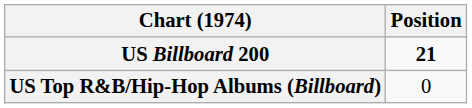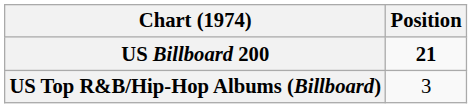(426, 86) 0 -> (426, 86) 3
